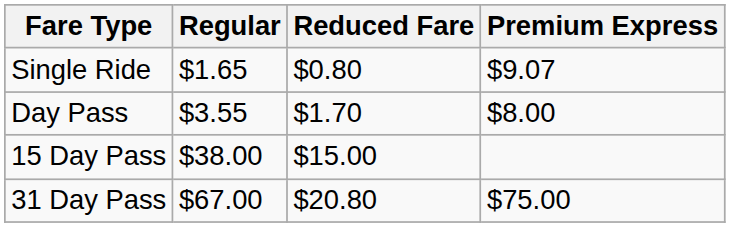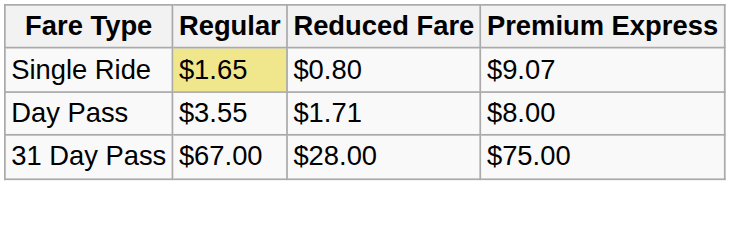(213, 69) no background -> (213, 69) khaki background
(328, 112) $1.70 -> (328, 112) $1.71
- row: (89, 156)
(335, 199) $20.80 -> (335, 156) $28.00
